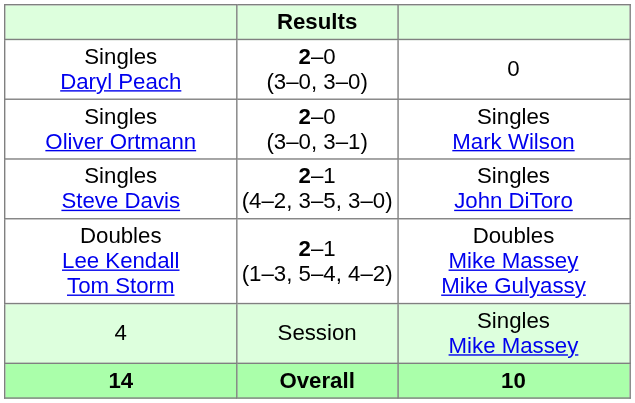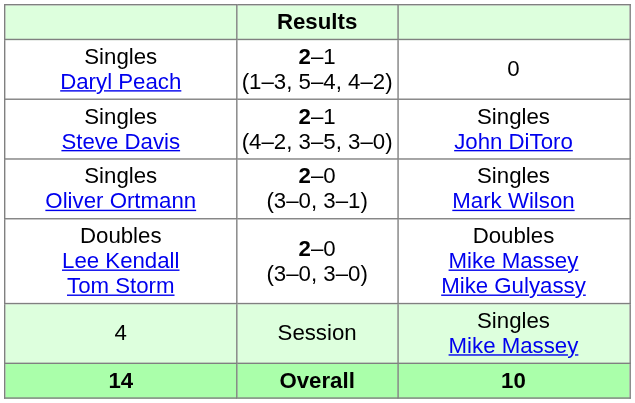(317, 69) 2–0 (3–0, 3–0) -> (317, 69) 2–1 (1–3, 5–4, 4–2)
rows swapped: (121, 188) <-> (121, 128)
(317, 260) 2–1 (1–3, 5–4, 4–2) -> (317, 260) 2–0 (3–0, 3–0)
